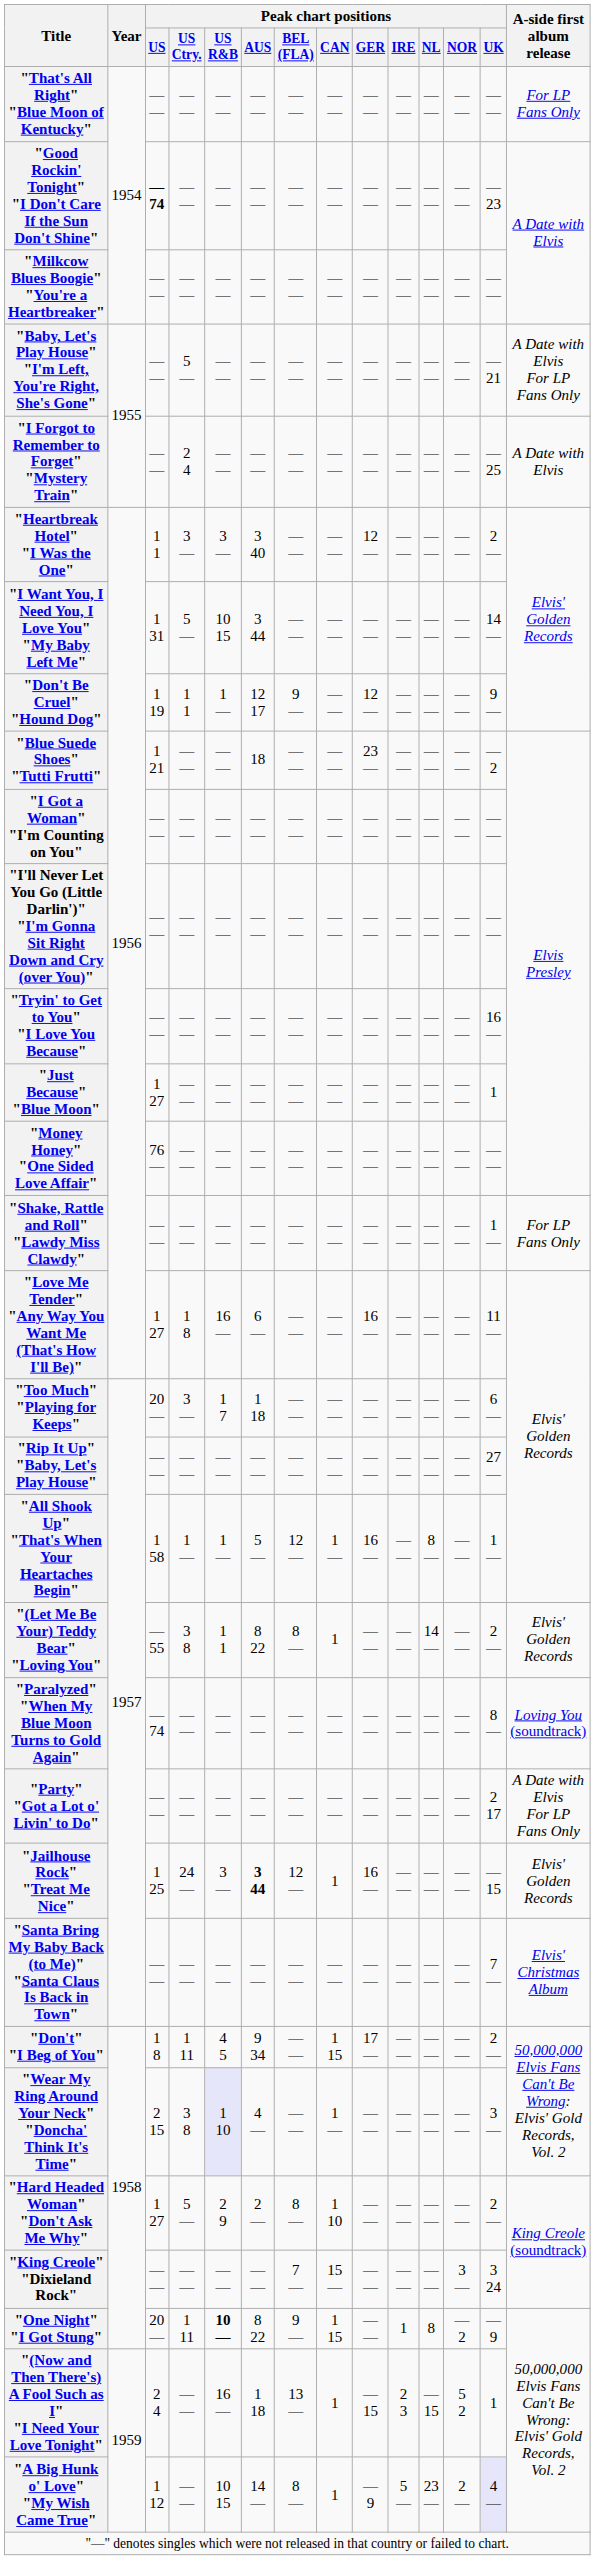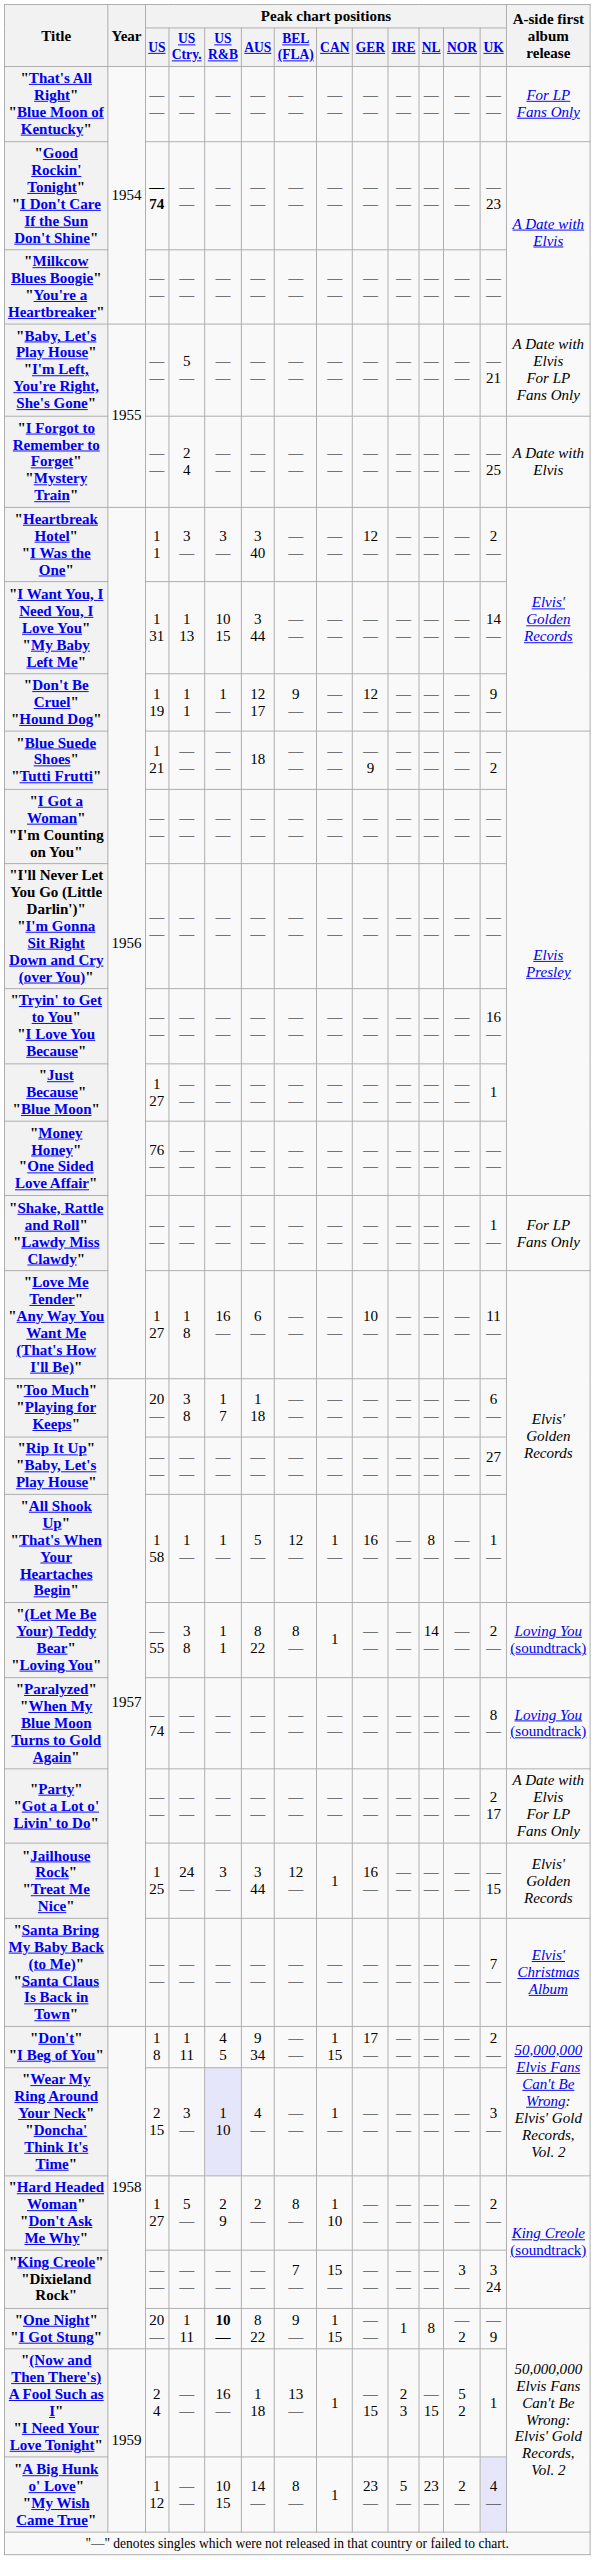(187, 627) 5 — -> (187, 627) 1 13
(370, 760) 23 — -> (370, 760) — 9
(370, 1324) 16 — -> (370, 1324) 10 —
(187, 1407) 3 — -> (187, 1407) 3 8
(548, 1640) Elvis' Golden Records -> (548, 1640) Loving You (soundtrack)
(258, 1880) bold -> (258, 1880) normal
(187, 2121) 3 8 -> (187, 2121) 3 —
(370, 2494) — 9 -> (370, 2494) 23 —
